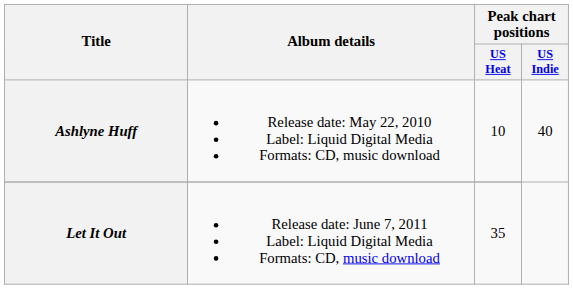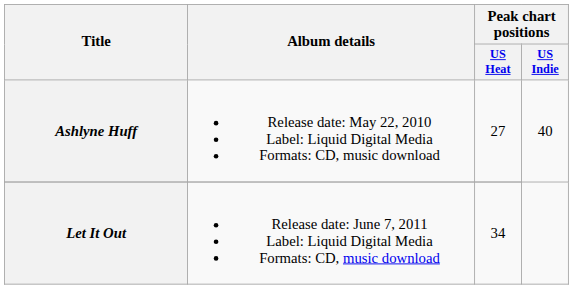(498, 130) 10 -> (498, 130) 27
(498, 233) 35 -> (498, 233) 34
